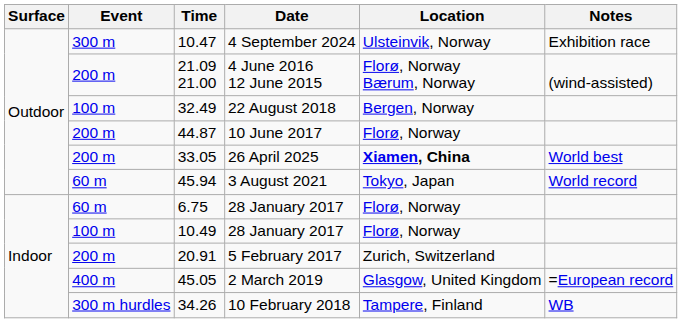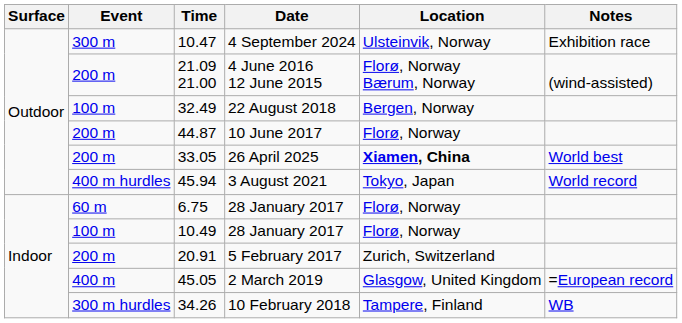(89, 181) 60 m -> (121, 181) 400 m hurdles
